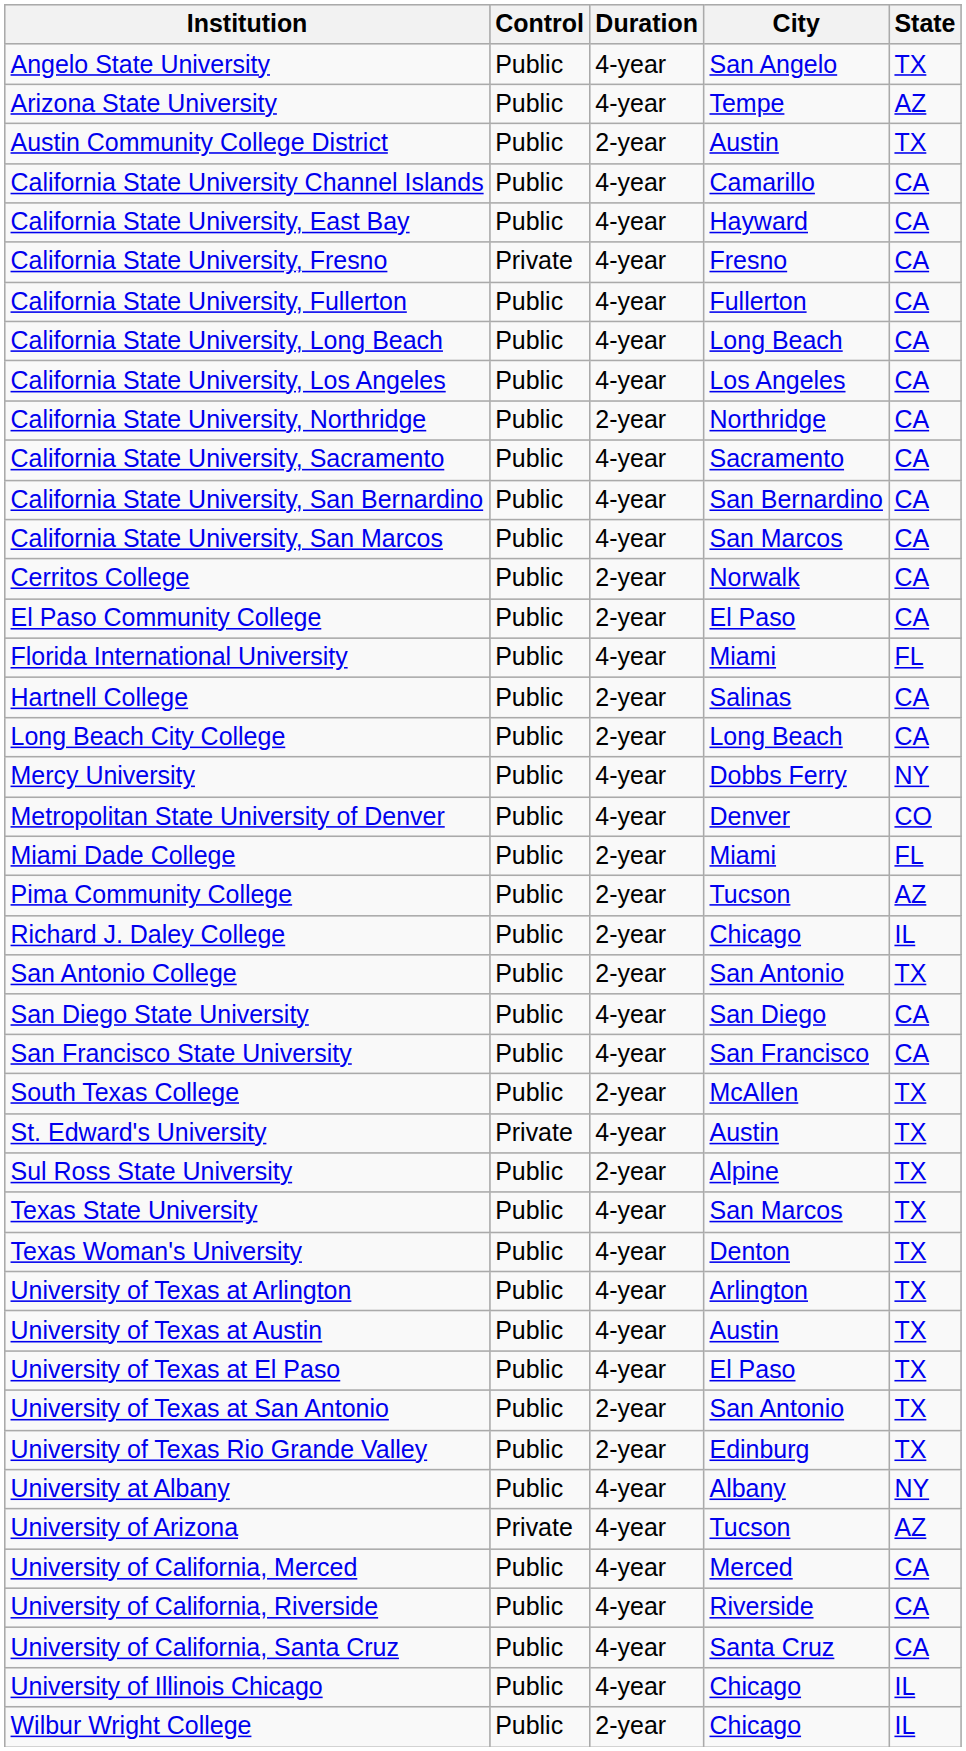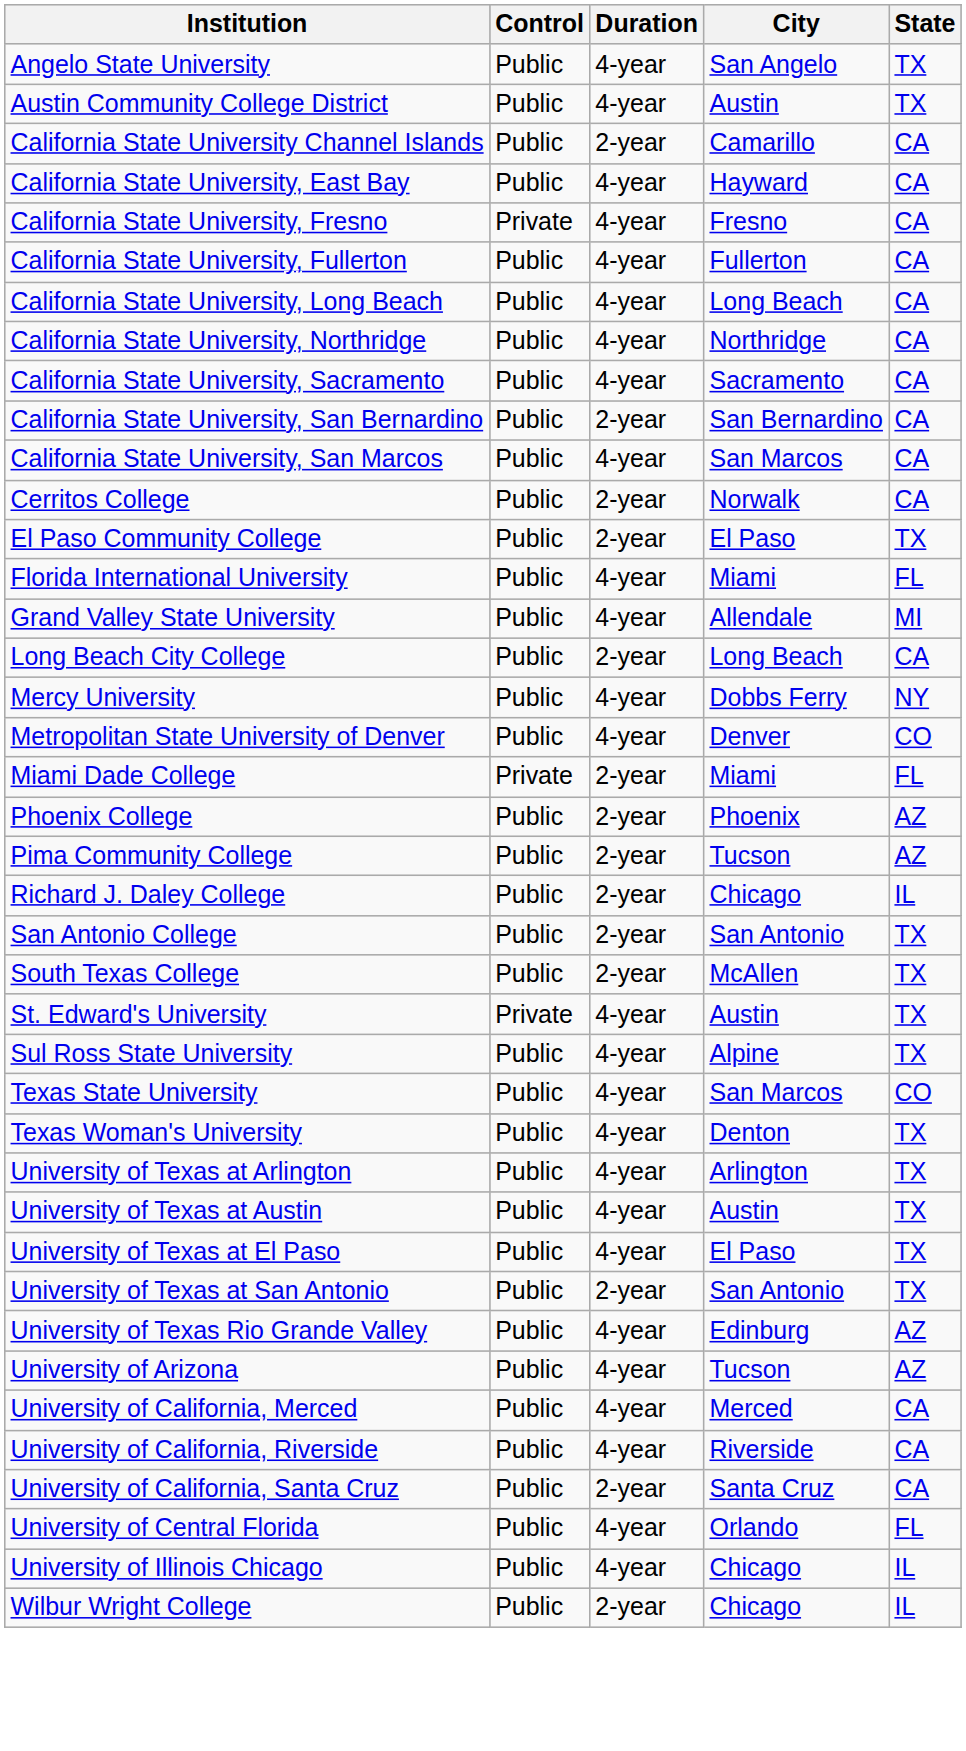- row: (144, 103)
(631, 143) 2-year -> (631, 103) 4-year
(631, 182) 4-year -> (631, 143) 2-year
- row: (228, 380)
(631, 420) 2-year -> (631, 340) 4-year
(631, 499) 4-year -> (631, 420) 2-year
(912, 618) CA -> (910, 538) TX
+ row: (173, 618)
- row: (99, 697)
(529, 855) Public -> (534, 776) Private
+ row: (101, 815)
- row: (160, 1013)
- row: (181, 1053)
(631, 1172) 2-year -> (631, 1053) 4-year
(910, 1211) TX -> (913, 1093) CO
(631, 1449) 2-year -> (631, 1330) 4-year
(910, 1449) TX -> (910, 1330) AZ
- row: (120, 1488)
(534, 1528) Private -> (529, 1370) Public
(631, 1647) 4-year -> (631, 1488) 2-year
+ row: (165, 1528)
